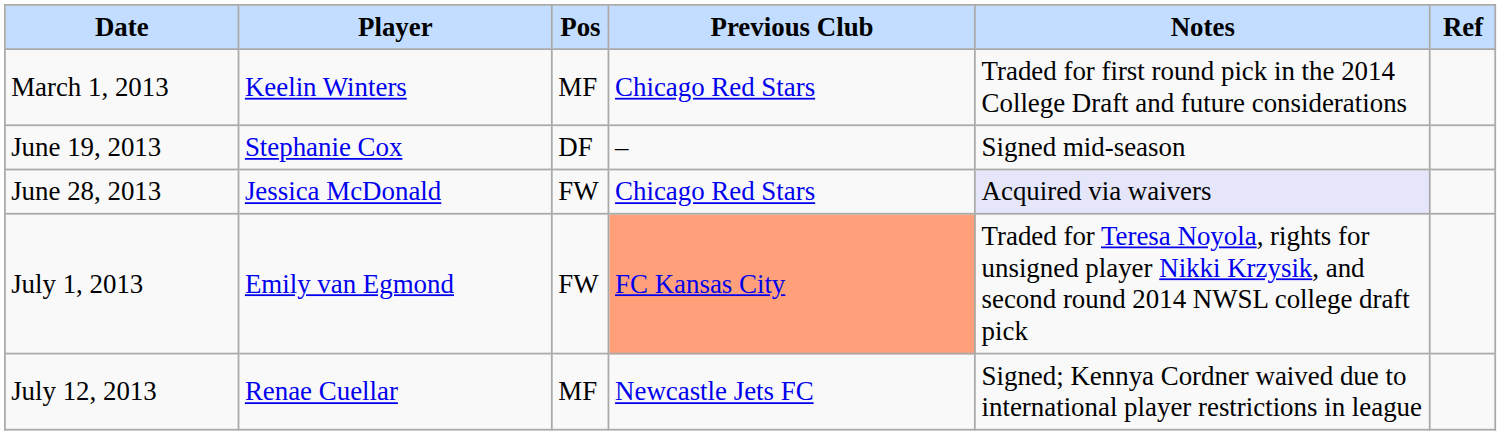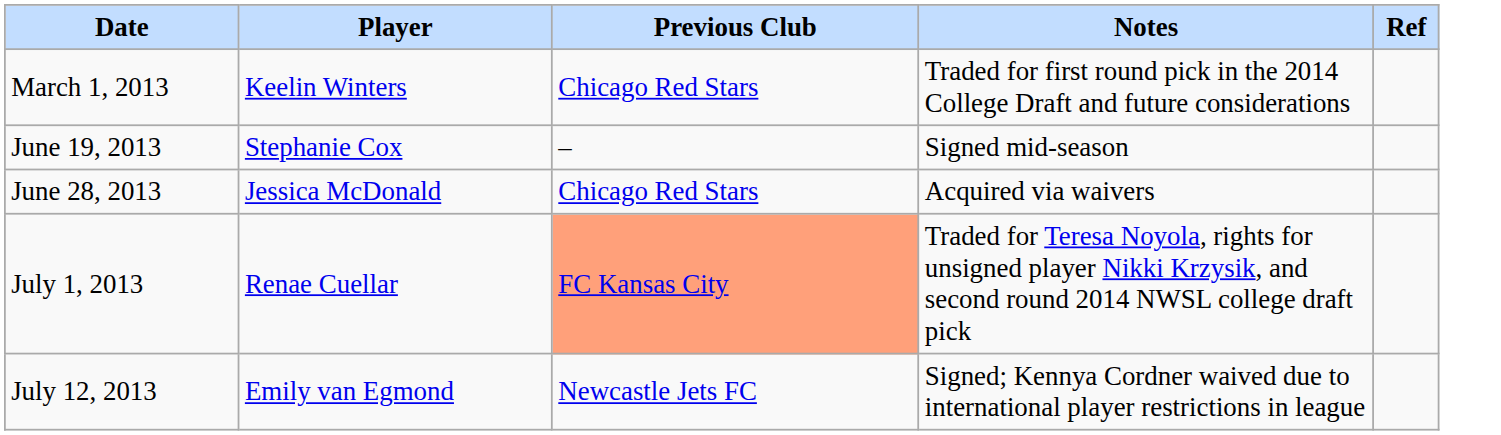- column: (580, 26)
(1096, 191) lavender background -> (1040, 191) no background
(349, 283) Emily van Egmond -> (321, 283) Renae Cuellar
(321, 392) Renae Cuellar -> (349, 392) Emily van Egmond
